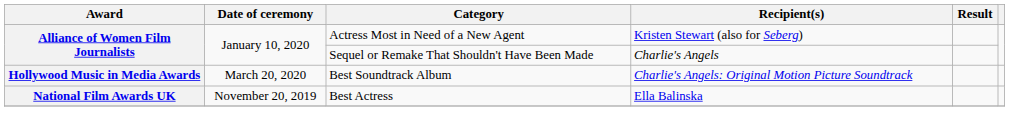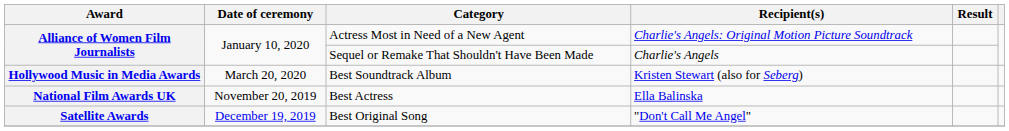(718, 34) Kristen Stewart (also for Seberg) -> (773, 34) Charlie's Angels: Original Motion Picture Soundtrack
(773, 75) Charlie's Angels: Original Motion Picture Soundtrack -> (718, 75) Kristen Stewart (also for Seberg)
+ row: (378, 116)
